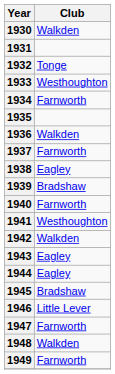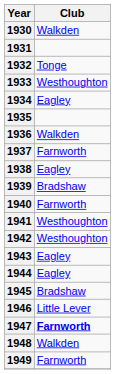(62, 100) Farnworth -> (54, 100) Eagley
(58, 238) Walkden -> (72, 238) Westhoughton
(62, 325) normal -> (64, 325) bold
